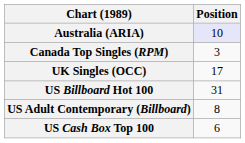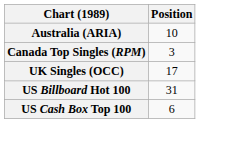(217, 33) lavender background -> (172, 33) no background
- row: (99, 109)
